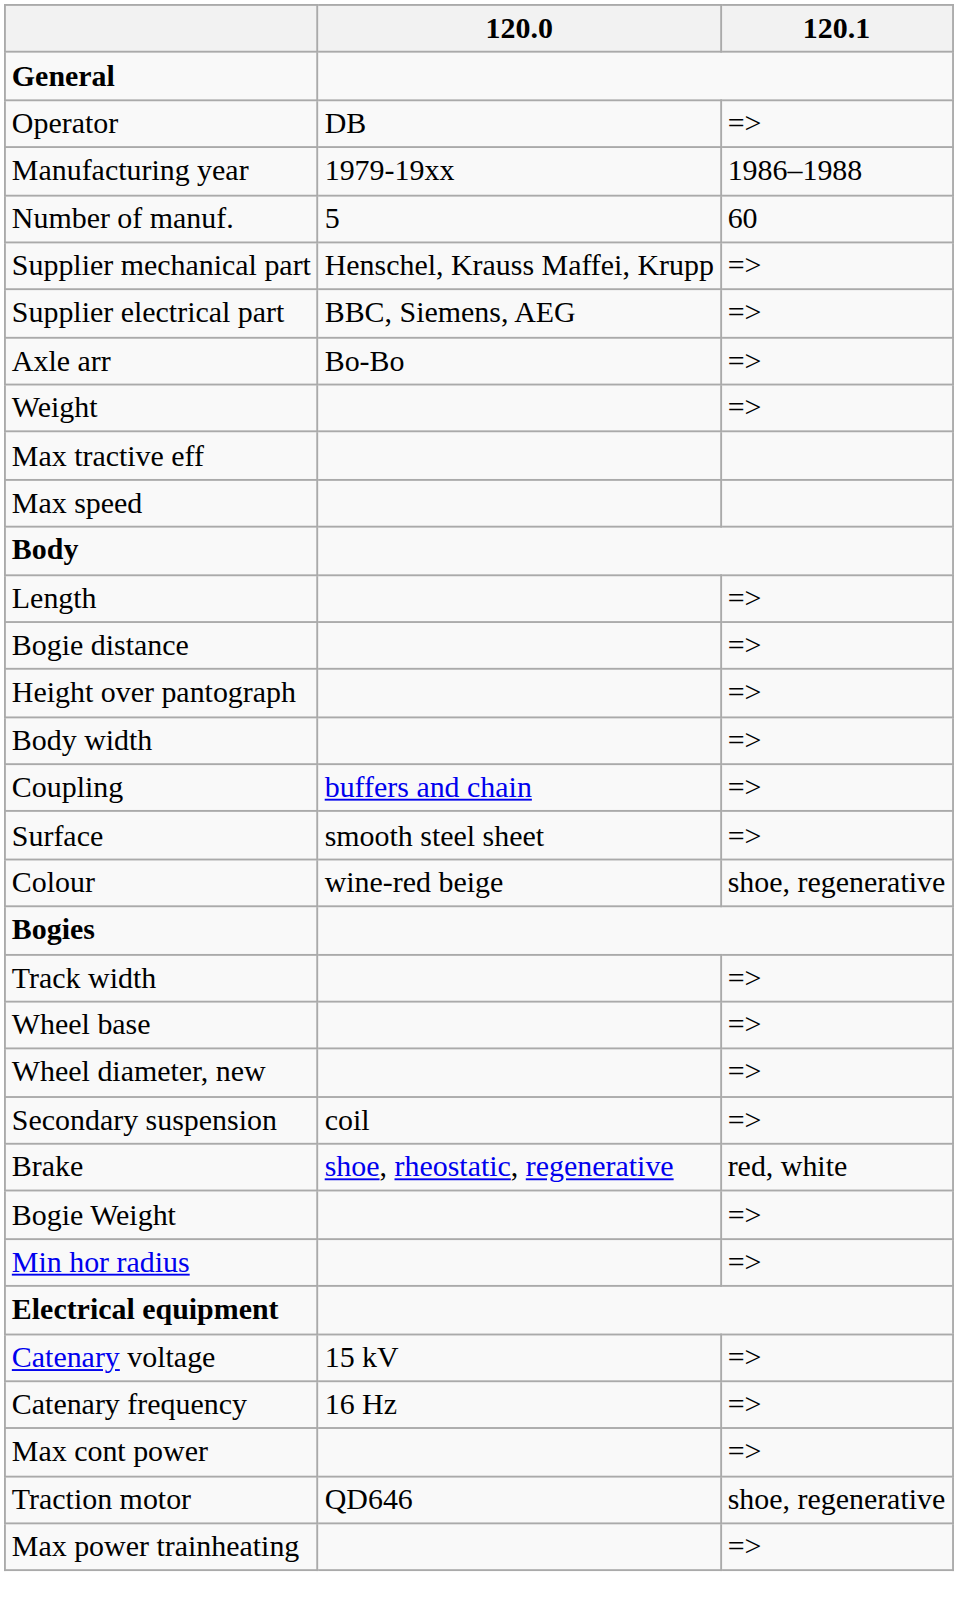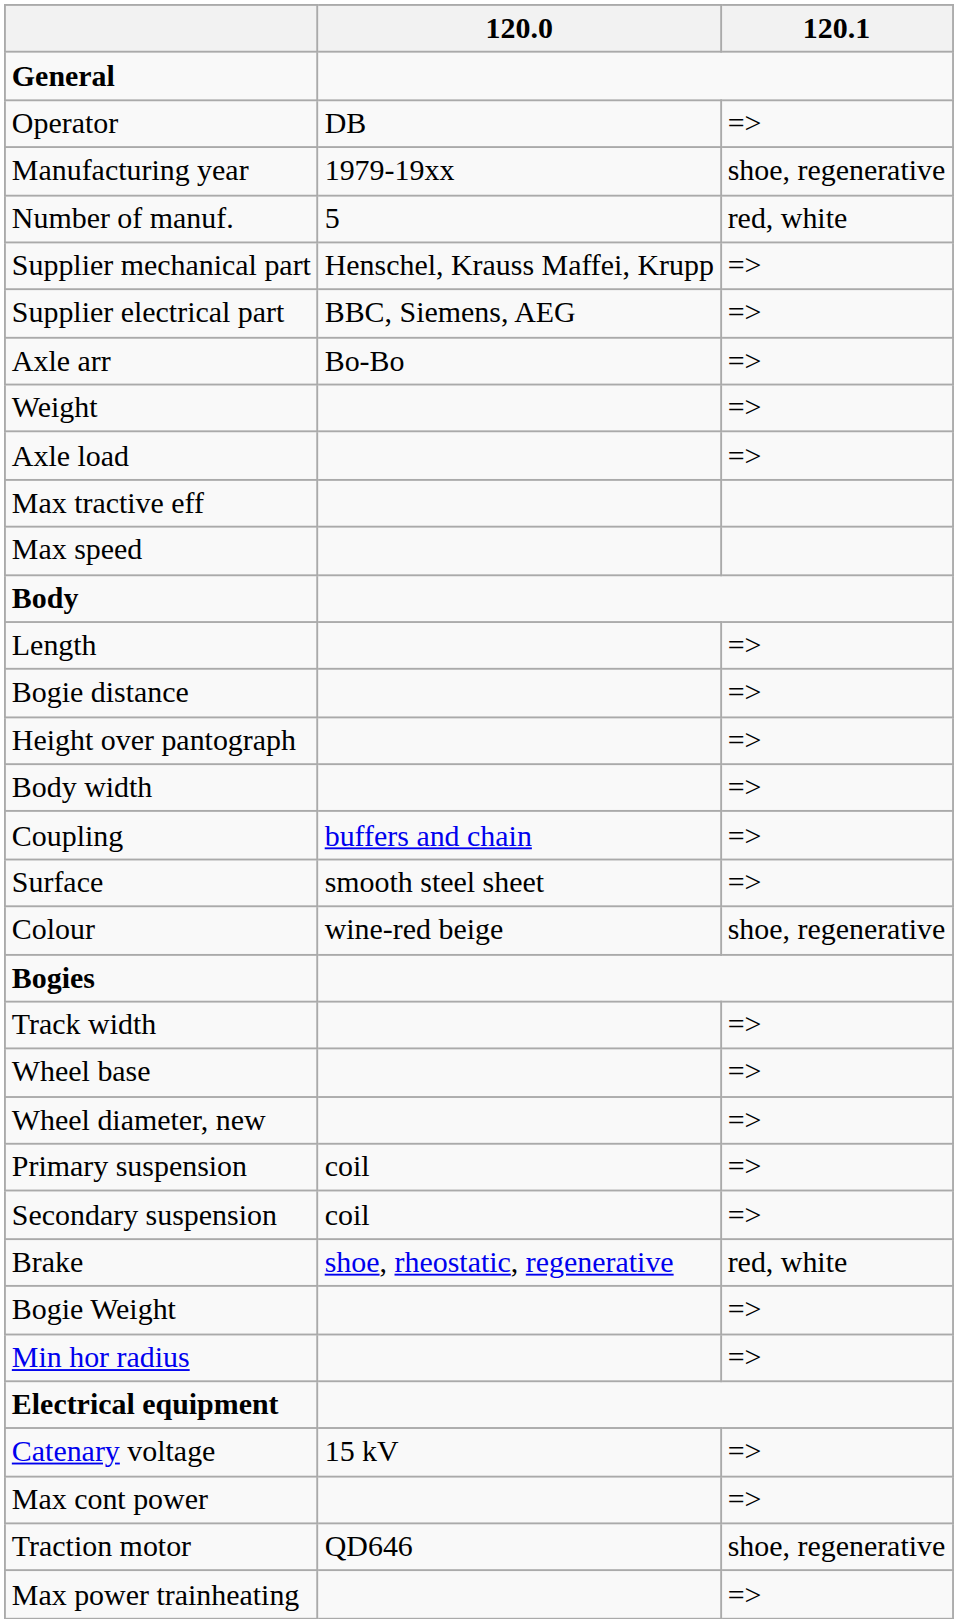(795, 170) 1986–1988 -> (836, 170) shoe, regenerative
(743, 218) 60 -> (787, 218) red, white
+ row: (70, 455)
+ row: (129, 1167)
- row: (129, 1404)
